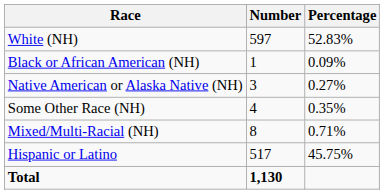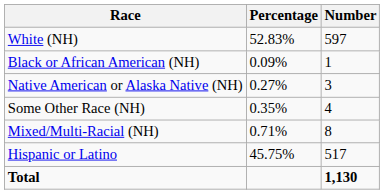columns swapped: (275, 16) <-> (342, 16)
